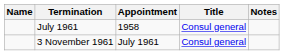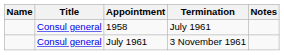columns swapped: (214, 12) <-> (75, 12)
